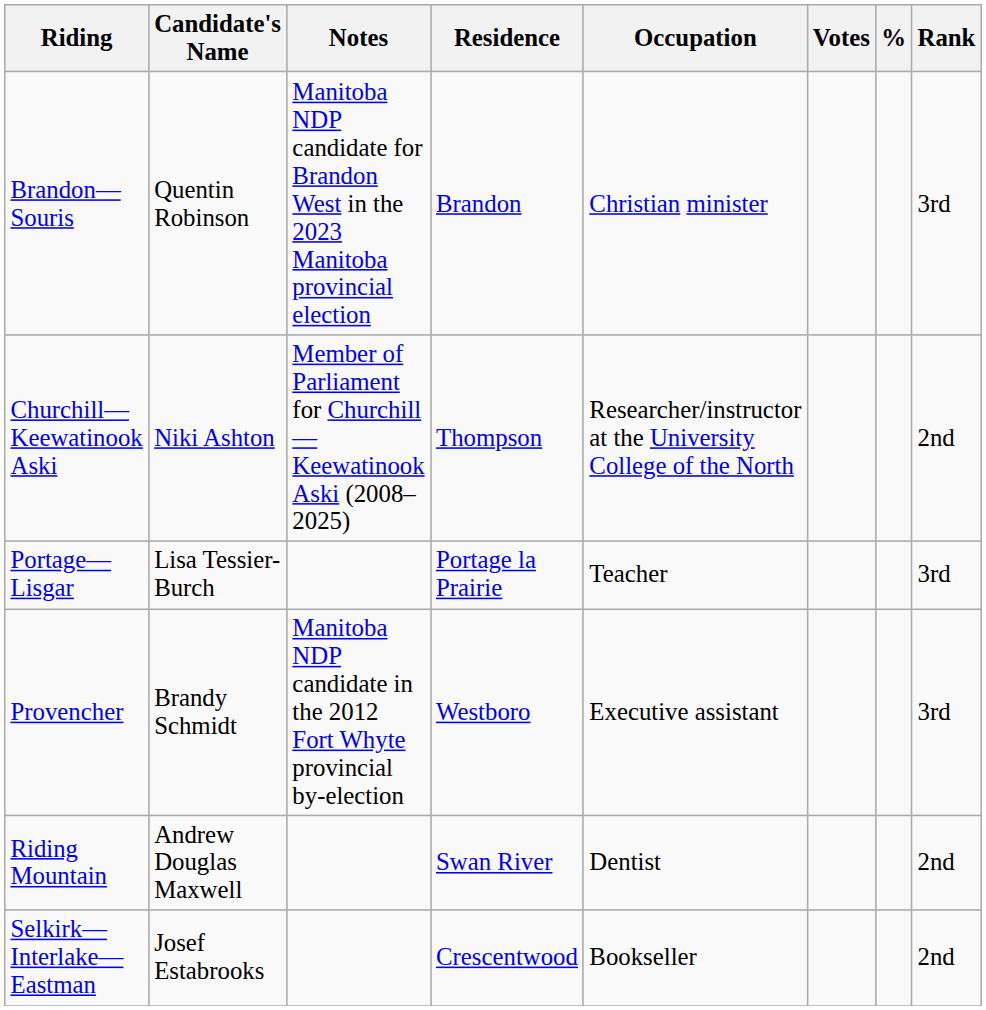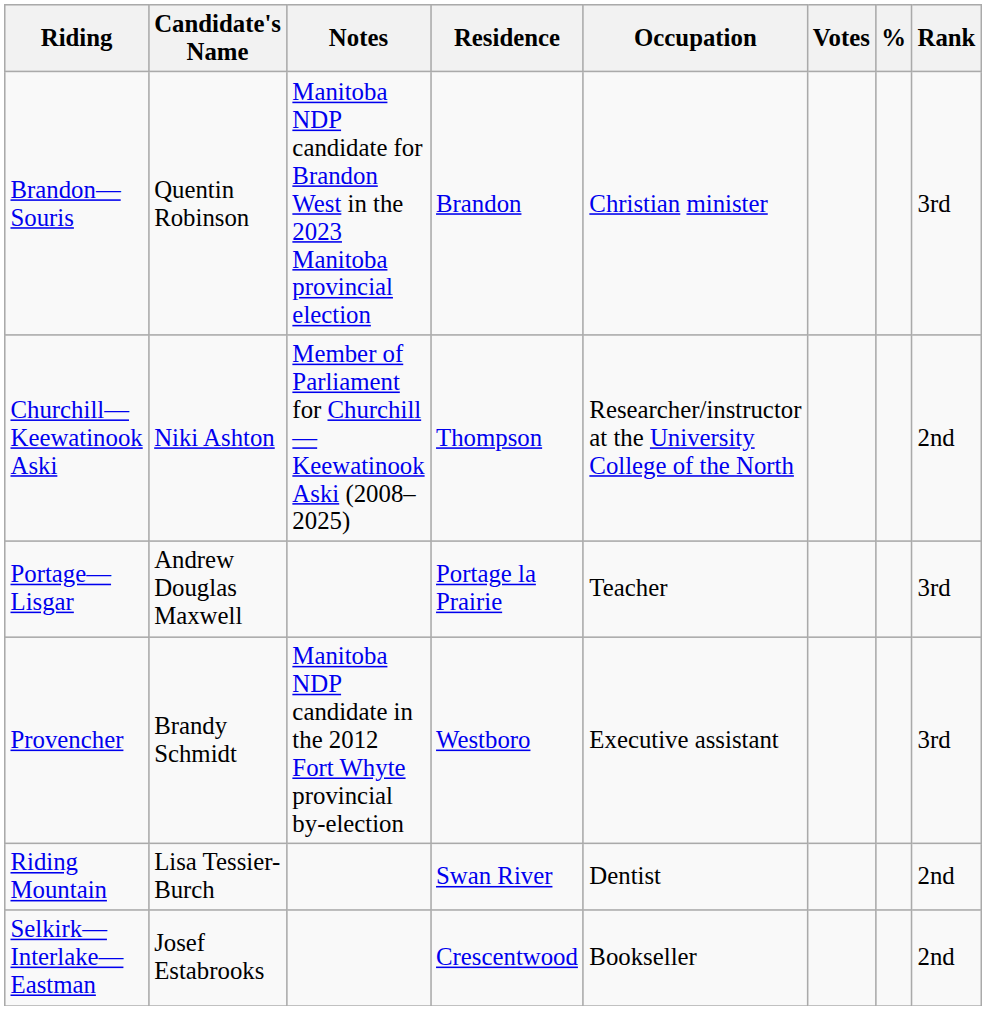(217, 574) Lisa Tessier-Burch -> (198, 588) Andrew Douglas Maxwell
(198, 862) Andrew Douglas Maxwell -> (217, 876) Lisa Tessier-Burch
